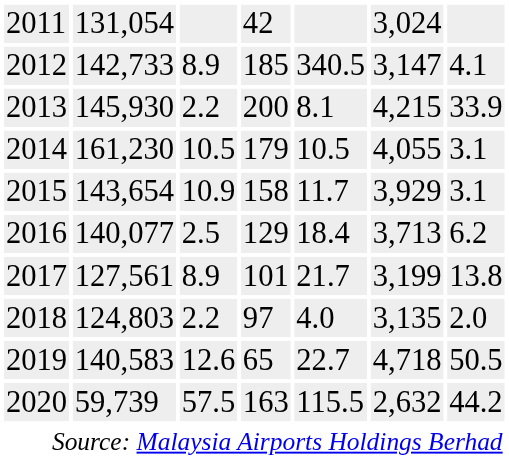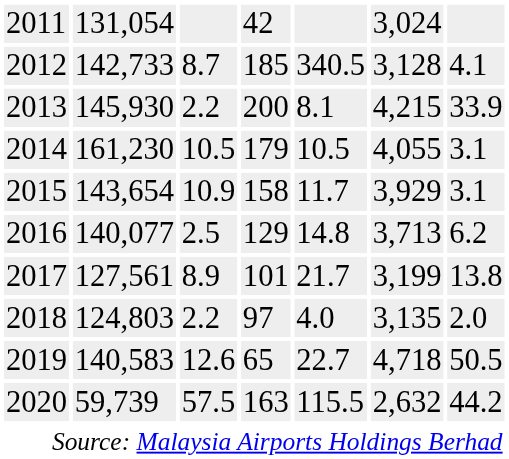(201, 65) 8.9 -> (201, 65) 8.7
(407, 65) 3,147 -> (407, 65) 3,128
(323, 233) 18.4 -> (323, 233) 14.8
